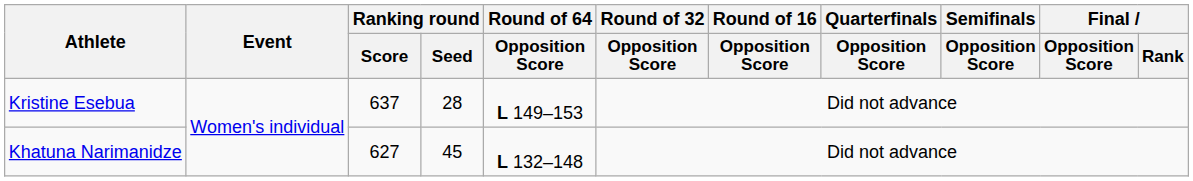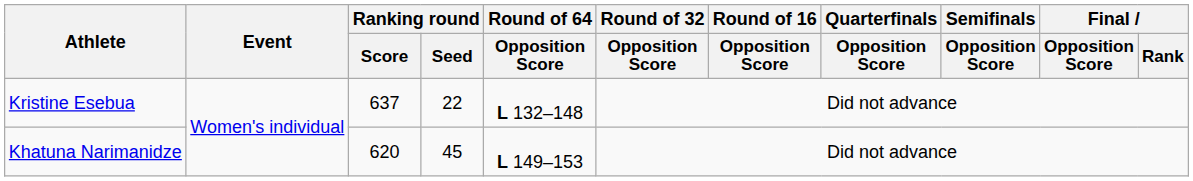(452, 103) 28 -> (452, 103) 22
(540, 113) L 149–153 -> (540, 113) L 132–148
(385, 152) 627 -> (385, 152) 620
(540, 162) L 132–148 -> (540, 162) L 149–153
